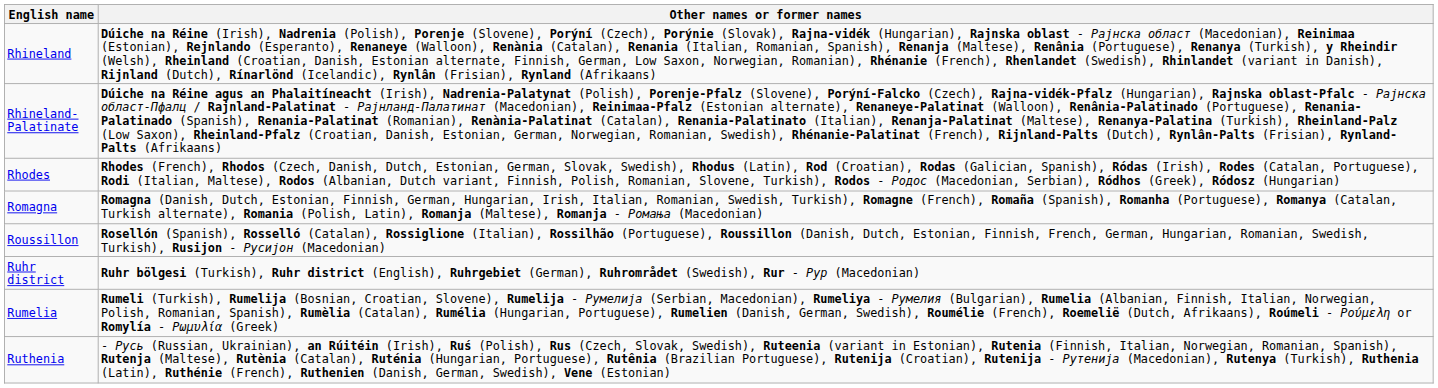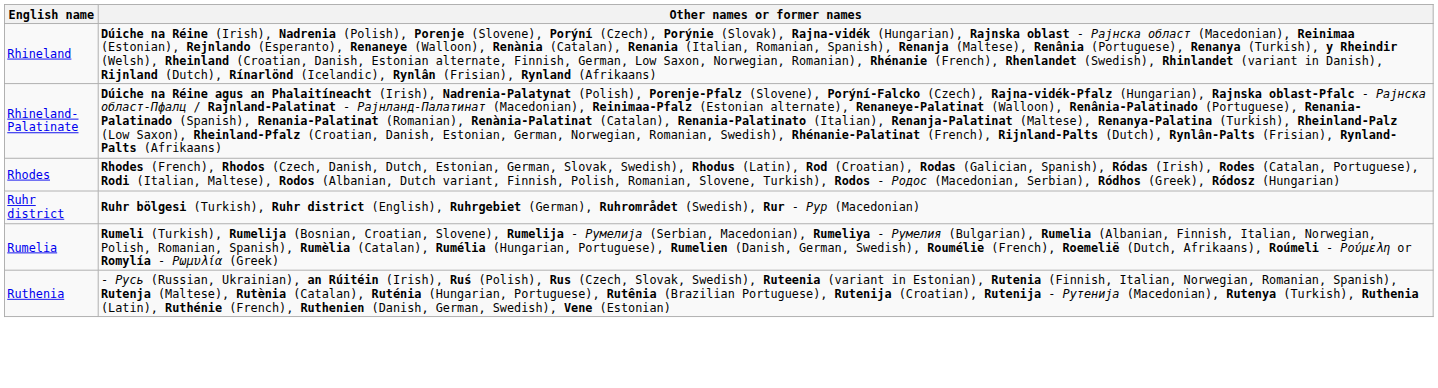- row: (32, 207)
- row: (43, 240)
